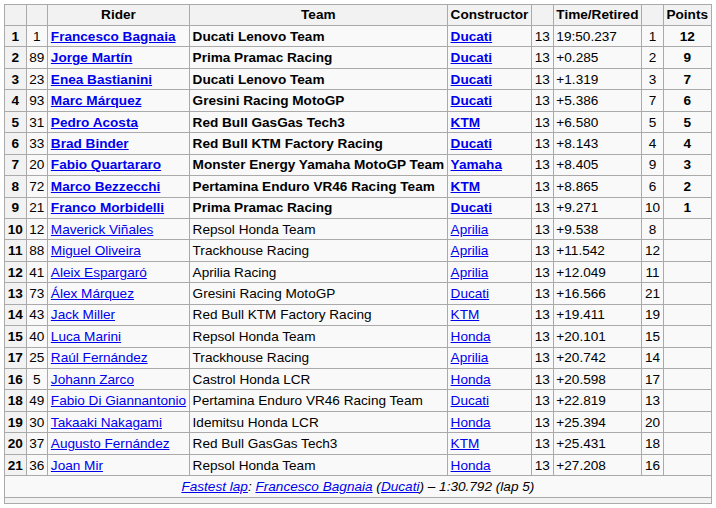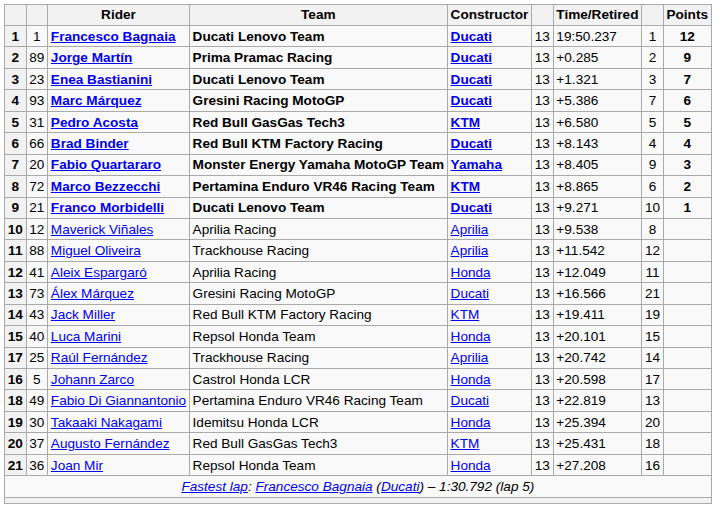(577, 79) +1.319 -> (577, 79) +1.321
(37, 143) 33 -> (37, 143) 66
(262, 208) Prima Pramac Racing -> (259, 208) Ducati Lenovo Team
(254, 229) Repsol Honda Team -> (234, 229) Aprilia Racing
(469, 272) Aprilia -> (471, 272) Honda
